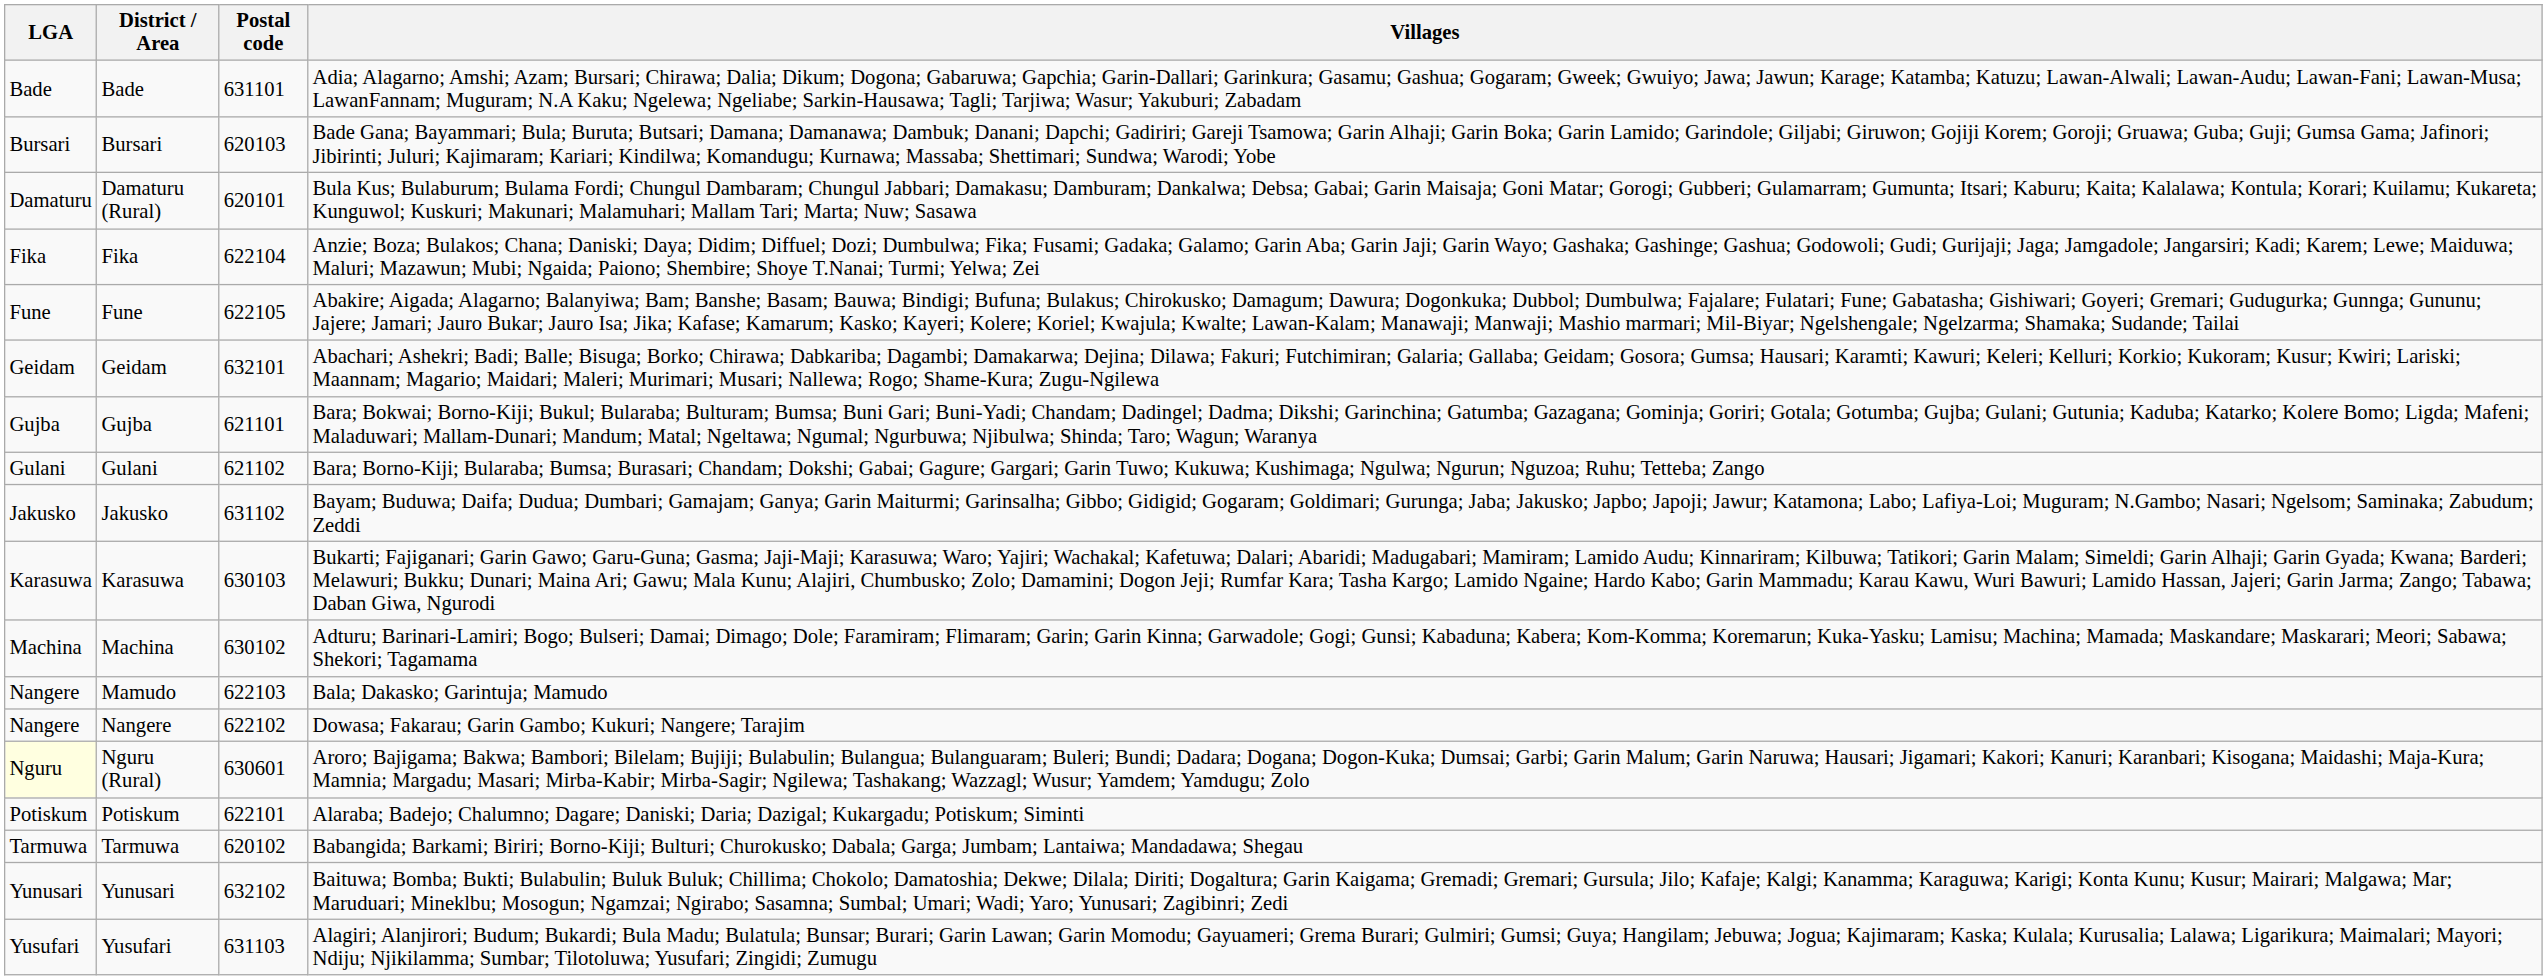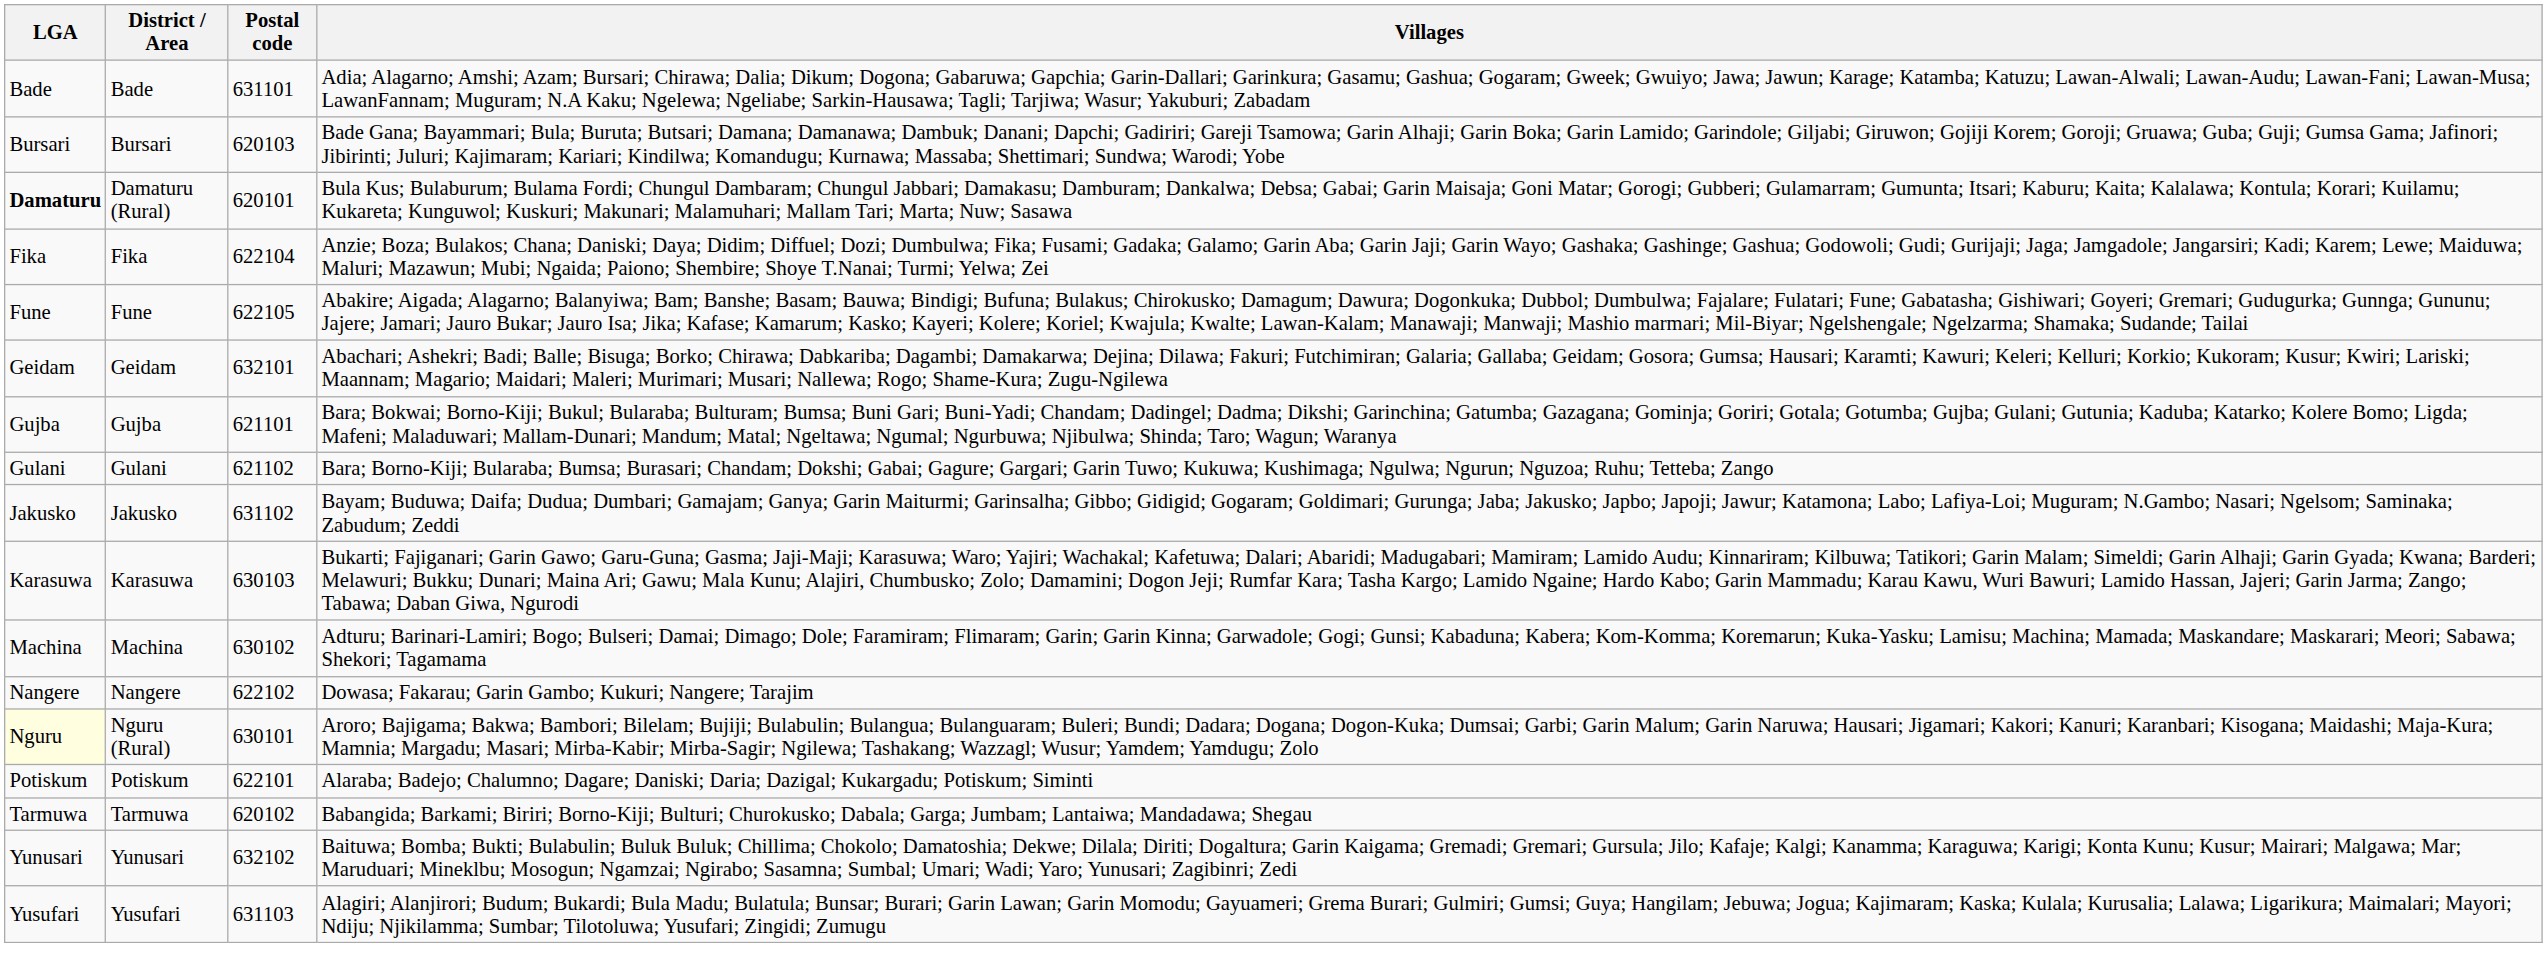(51, 200) normal -> (55, 200) bold
- row: (139, 692)
(255, 769) 630601 -> (264, 736) 630101
